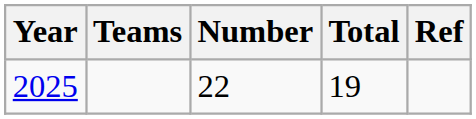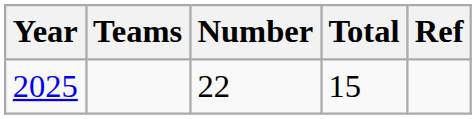(345, 85) 19 -> (345, 85) 15
